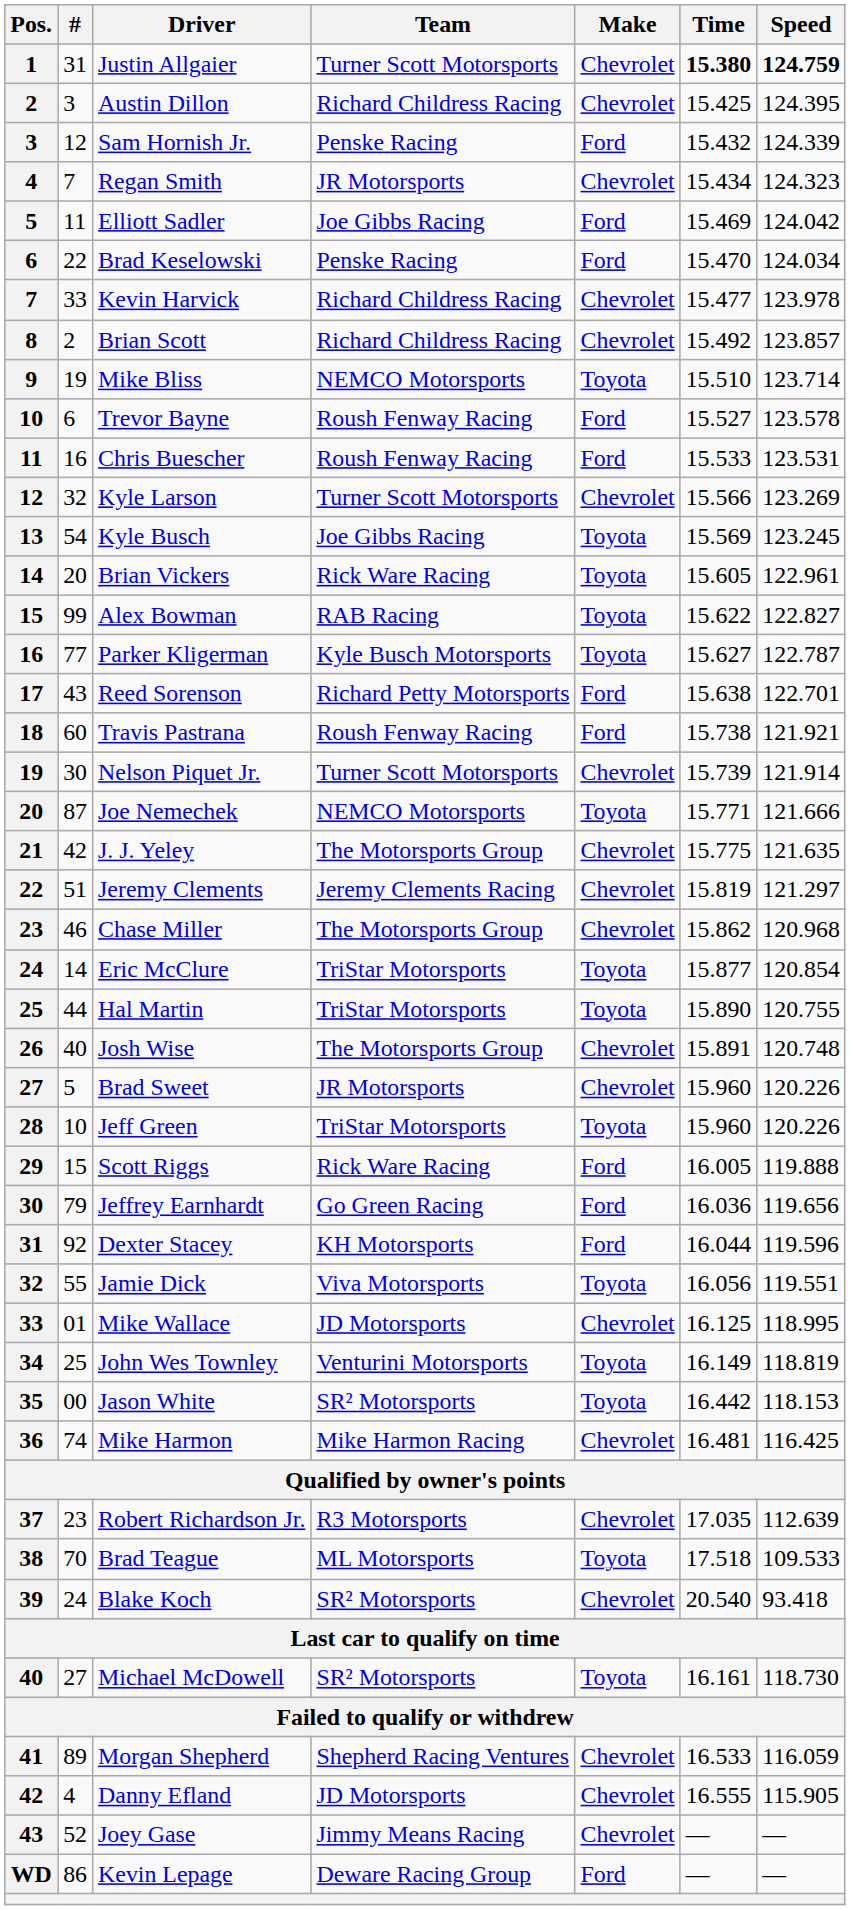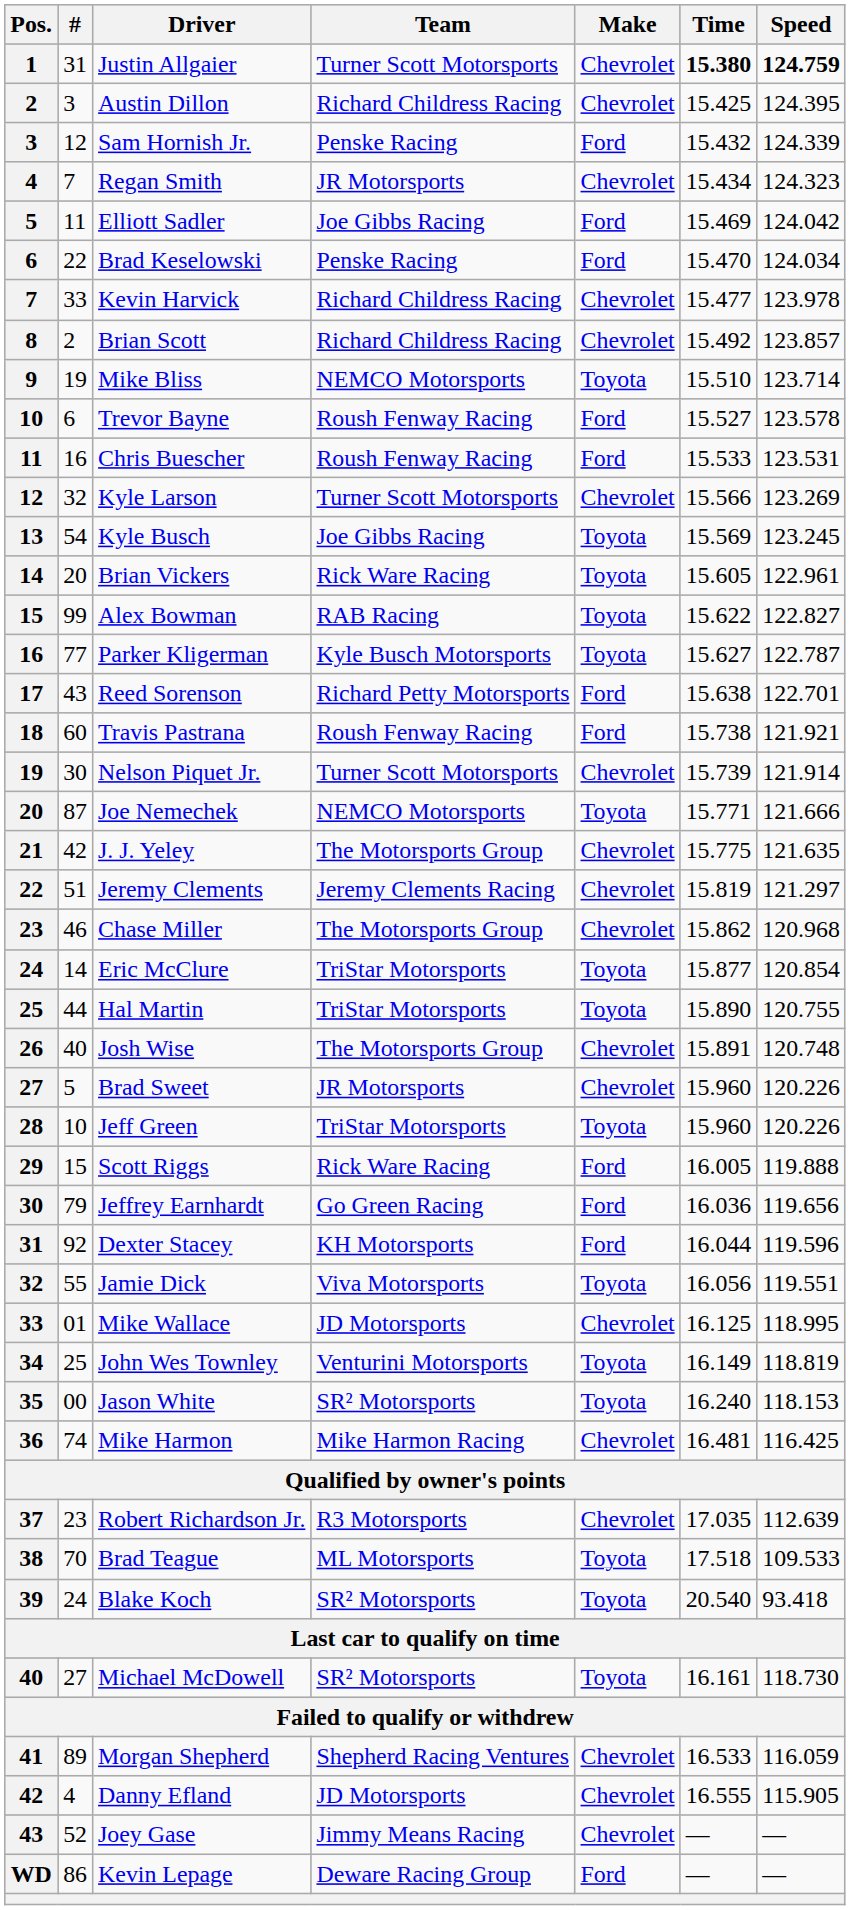(718, 1401) 16.442 -> (718, 1401) 16.240
(628, 1598) Chevrolet -> (614, 1598) Toyota
